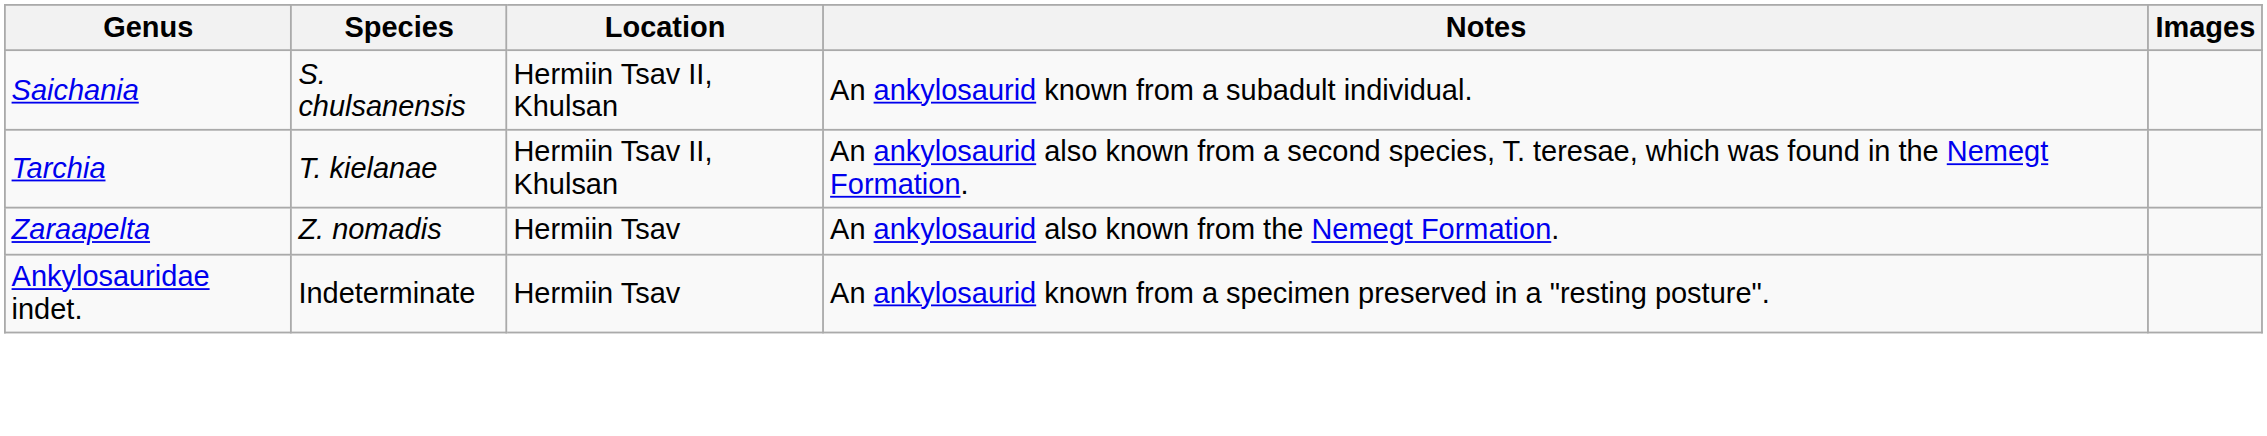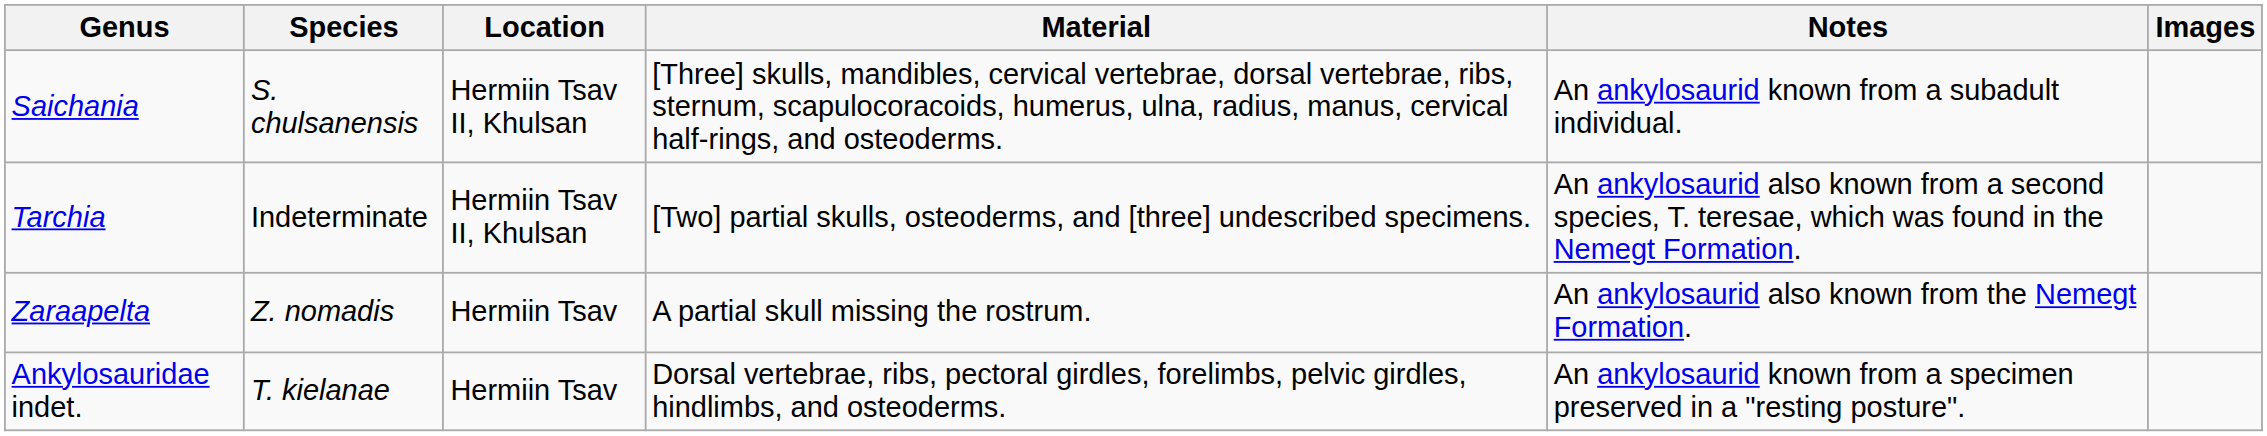+ column: (1096, 27)
(368, 168) T. kielanae -> (339, 217) Indeterminate
(387, 292) Indeterminate -> (320, 390) T. kielanae
